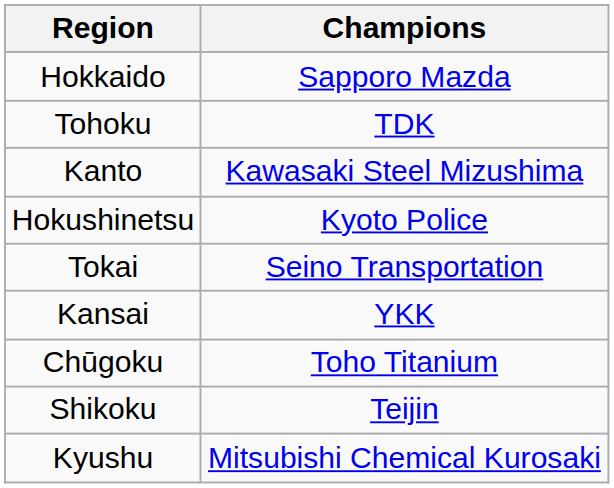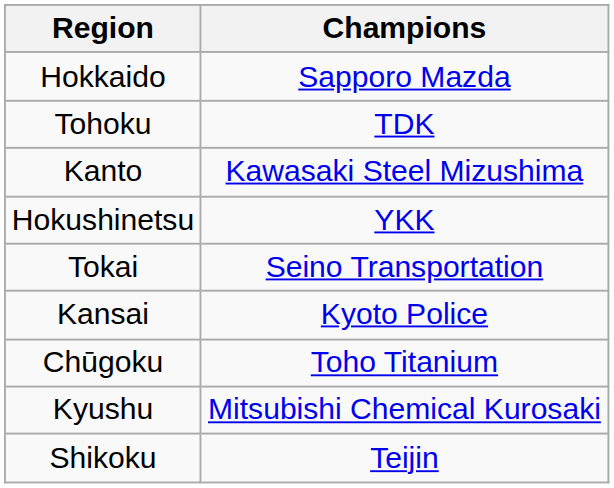(404, 219) Kyoto Police -> (404, 219) YKK
(404, 314) YKK -> (404, 314) Kyoto Police
rows swapped: (103, 409) <-> (103, 457)
